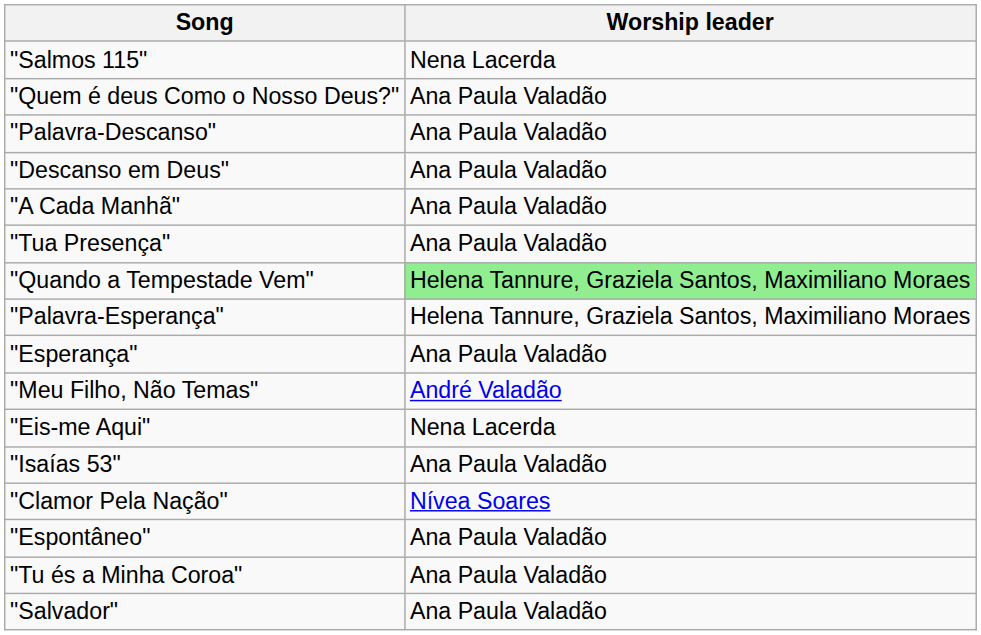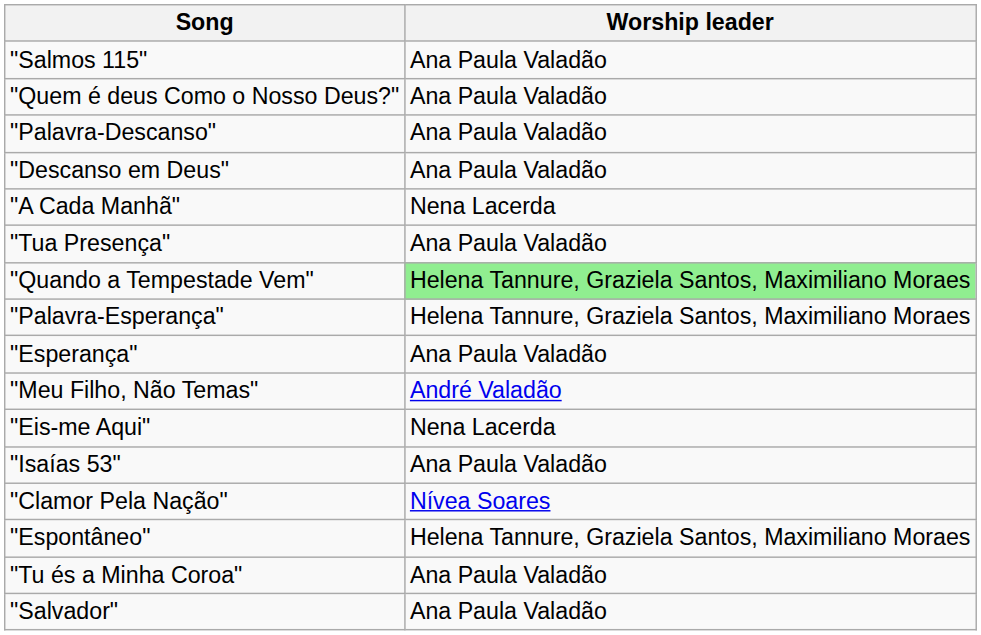(483, 59) Nena Lacerda -> (508, 59) Ana Paula Valadão
(508, 206) Ana Paula Valadão -> (483, 206) Nena Lacerda
(508, 538) Ana Paula Valadão -> (690, 538) Helena Tannure, Graziela Santos, Maximiliano Moraes
